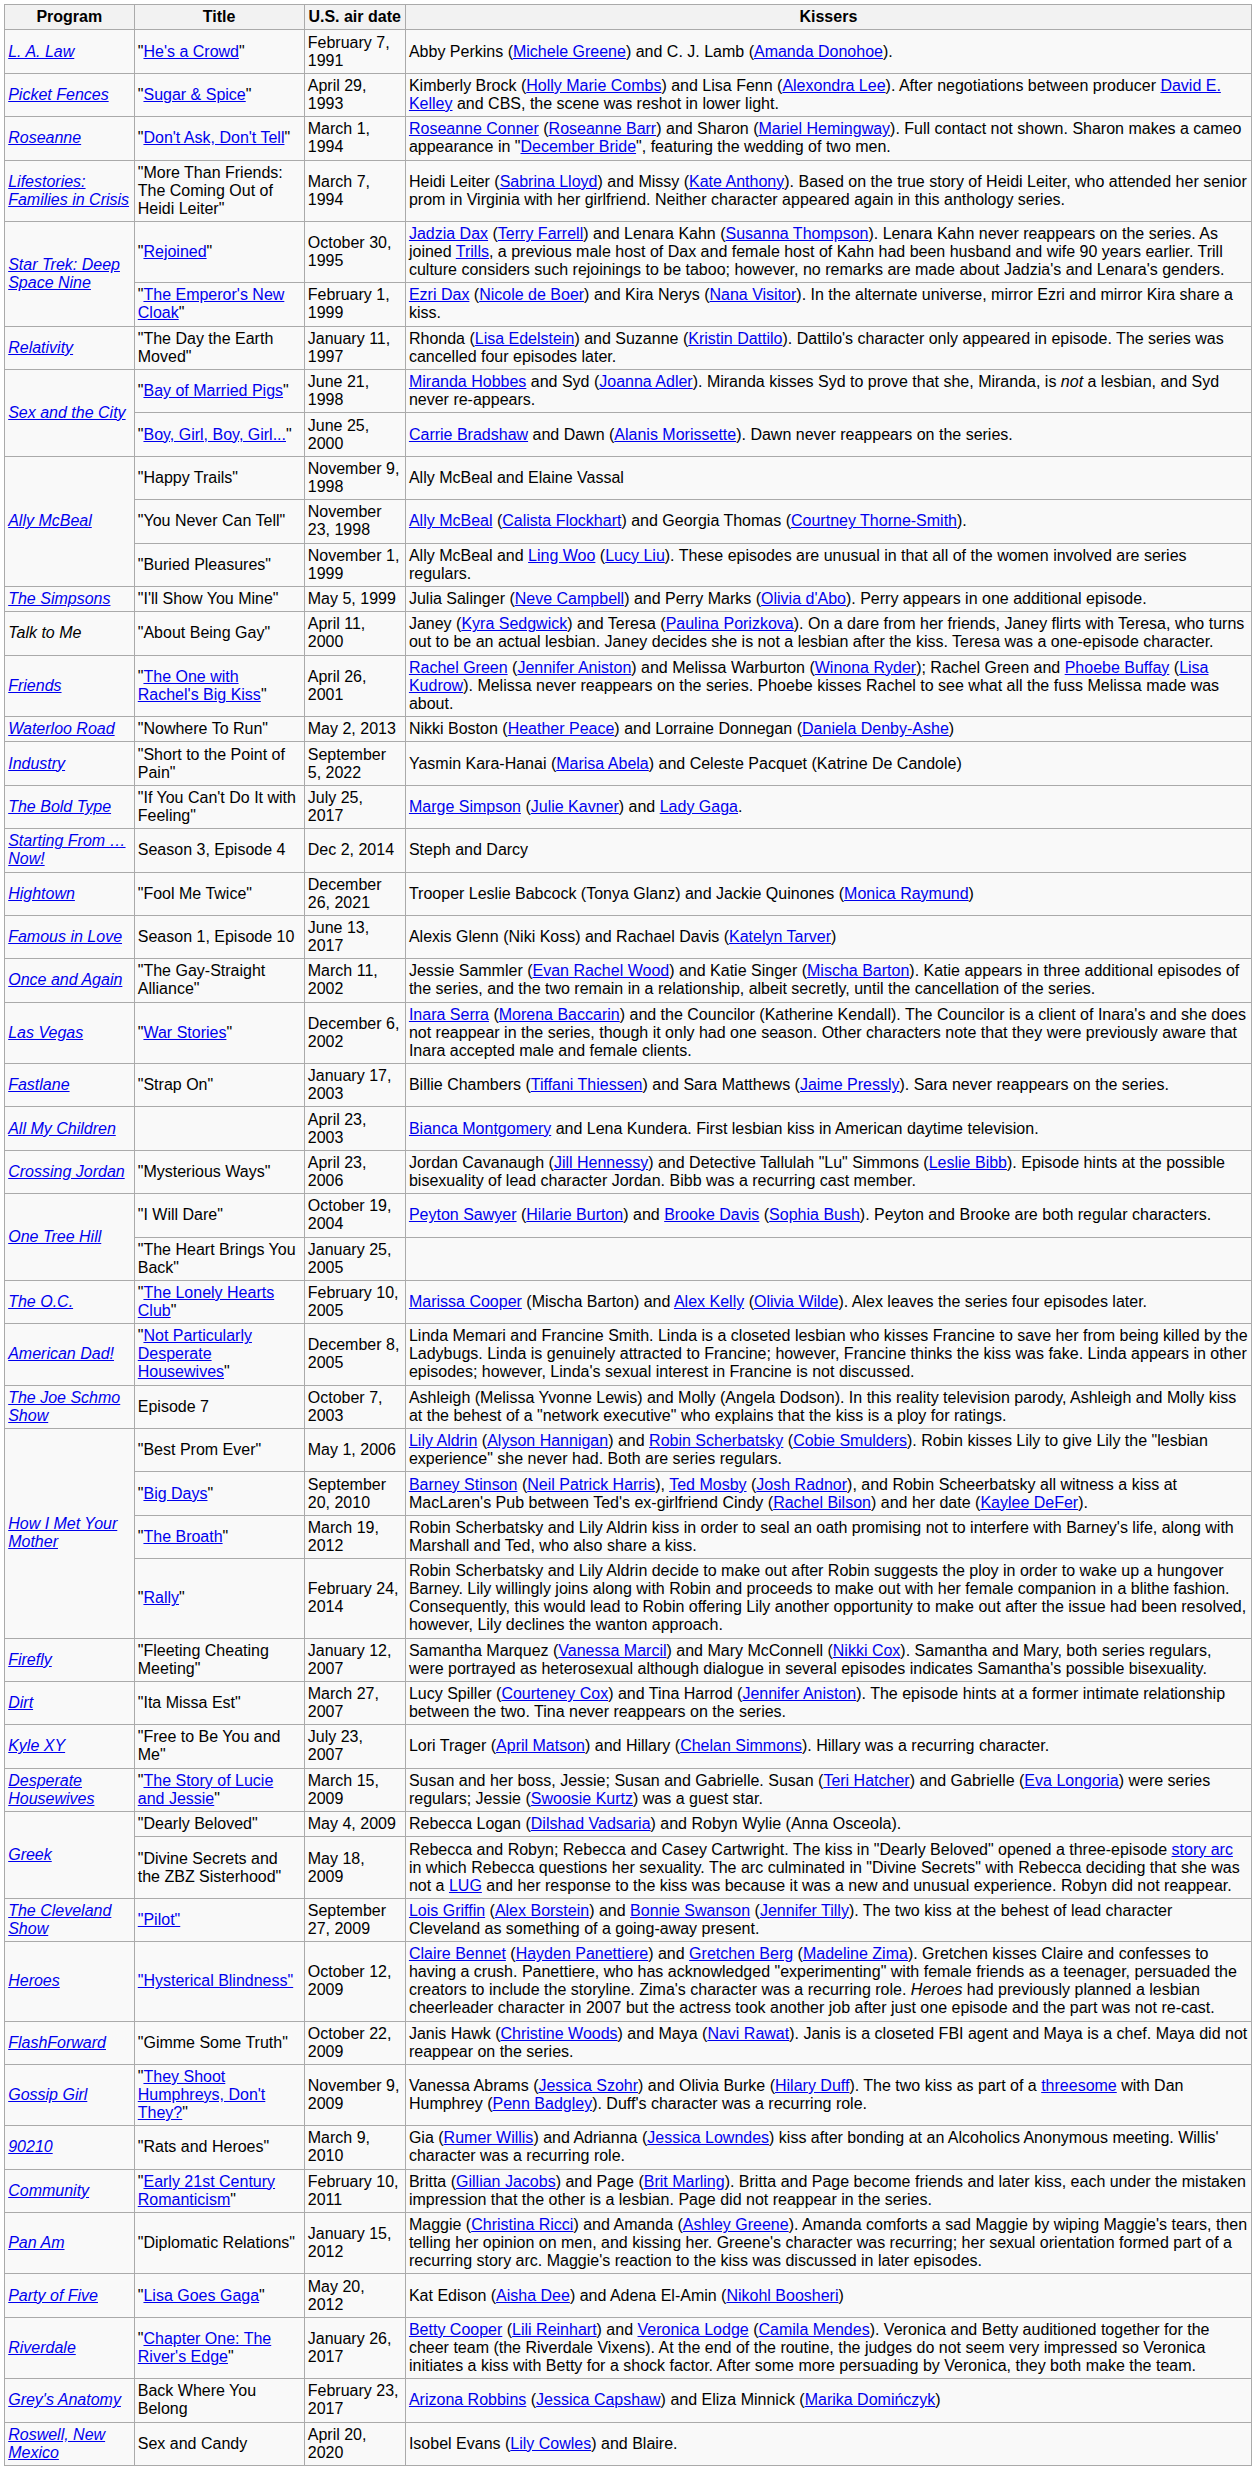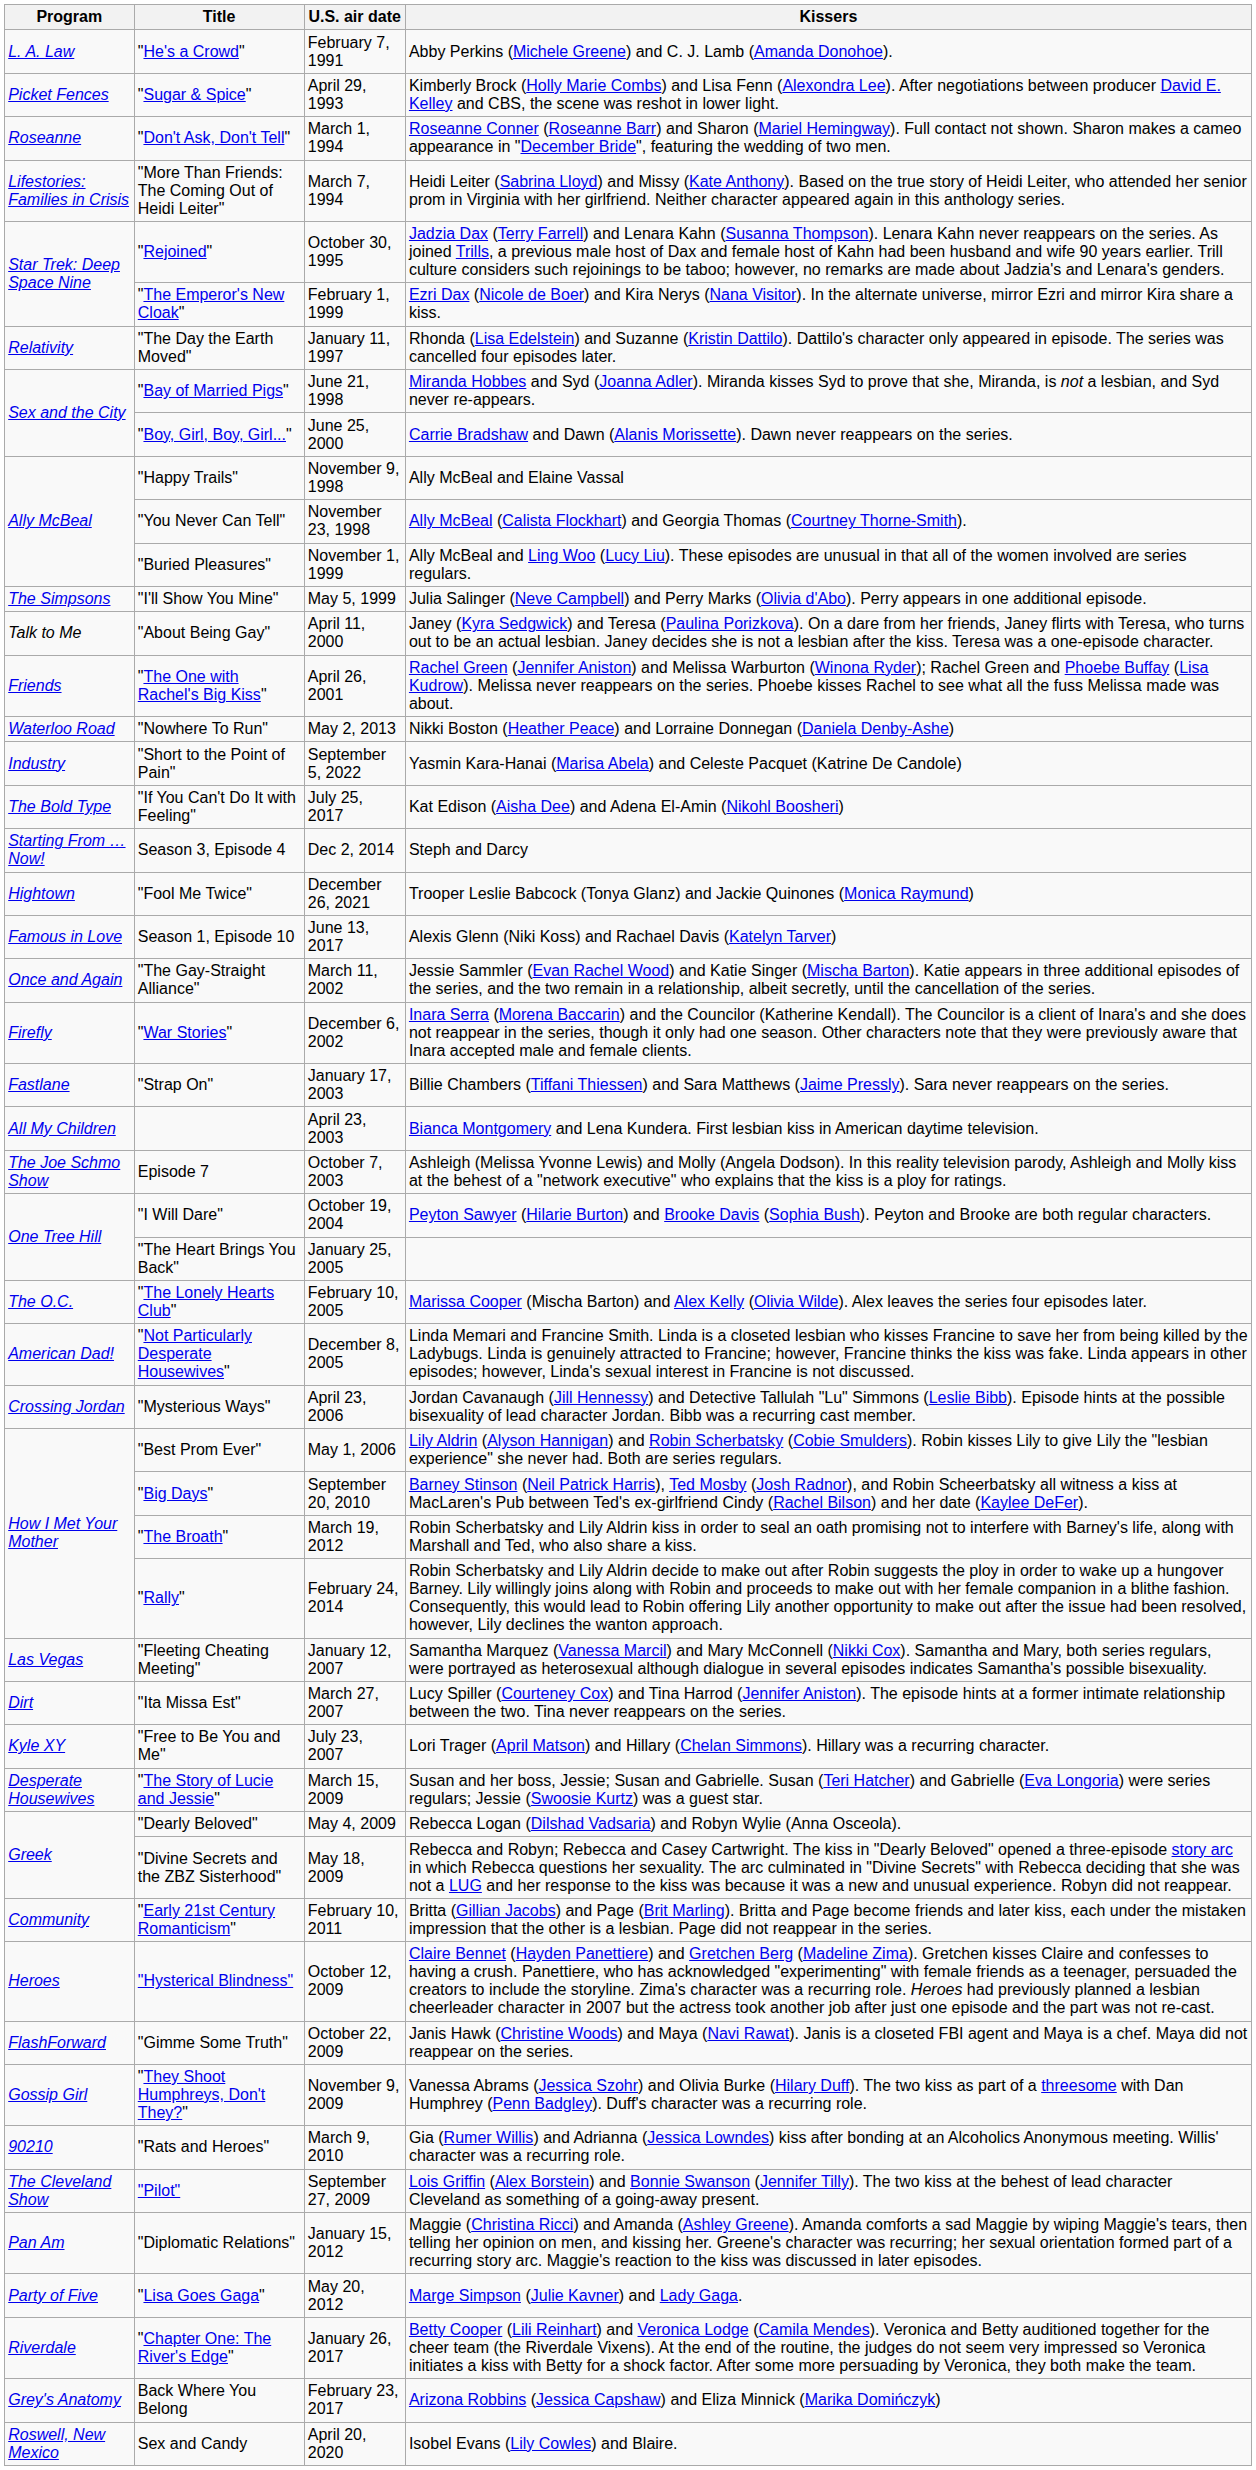(576, 806) Marge Simpson (Julie Kavner) and Lady Gaga. -> (626, 806) Kat Edison (Aisha Dee) and Adena El-Amin (Nikohl Boosheri)
(46, 1032) Las Vegas -> (30, 1032) Firefly
rows swapped: (173, 1406) <-> (204, 1171)
(30, 1659) Firefly -> (46, 1659) Las Vegas
rows swapped: (159, 1919) <-> (206, 2190)
(626, 2295) Kat Edison (Aisha Dee) and Adena El-Amin (Nikohl Boosheri) -> (576, 2295) Marge Simpson (Julie Kavner) and Lady Gaga.
